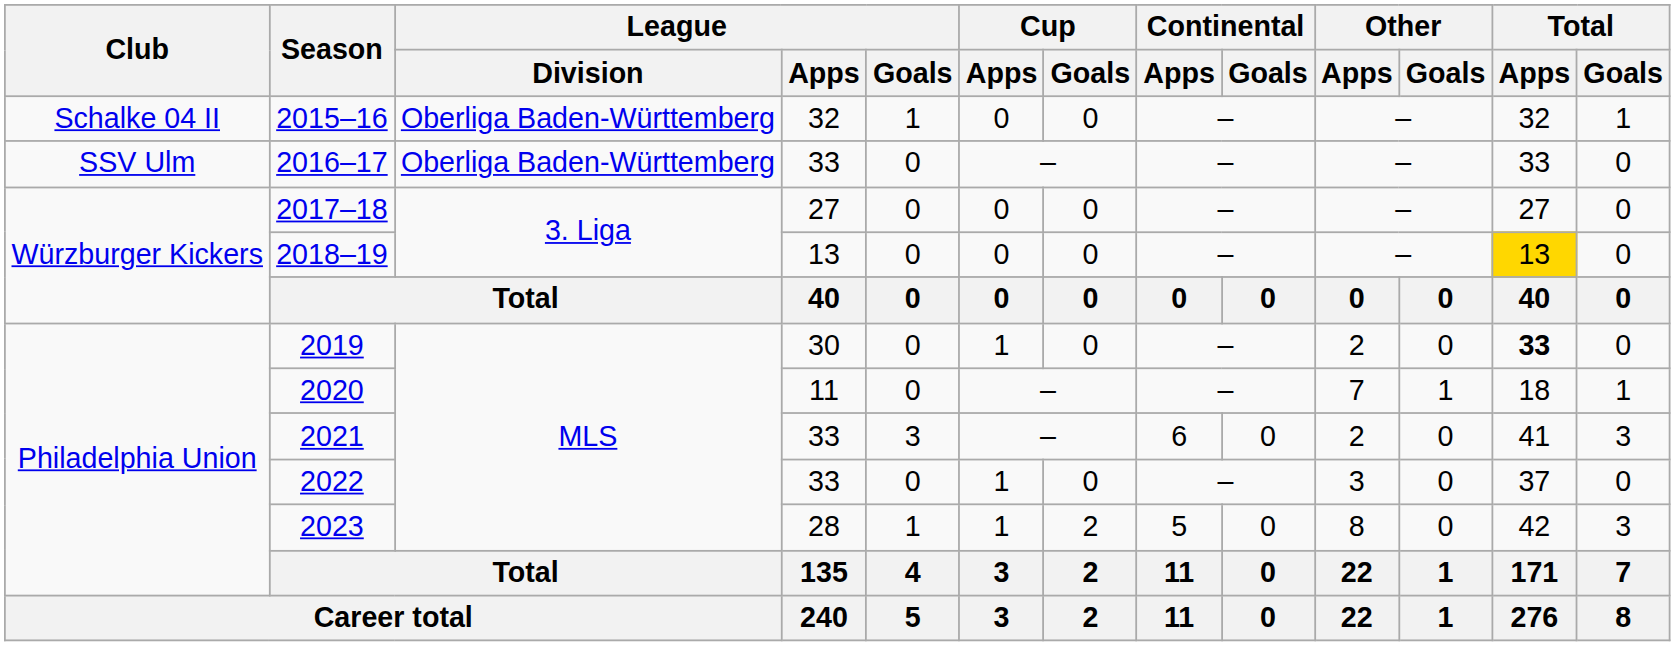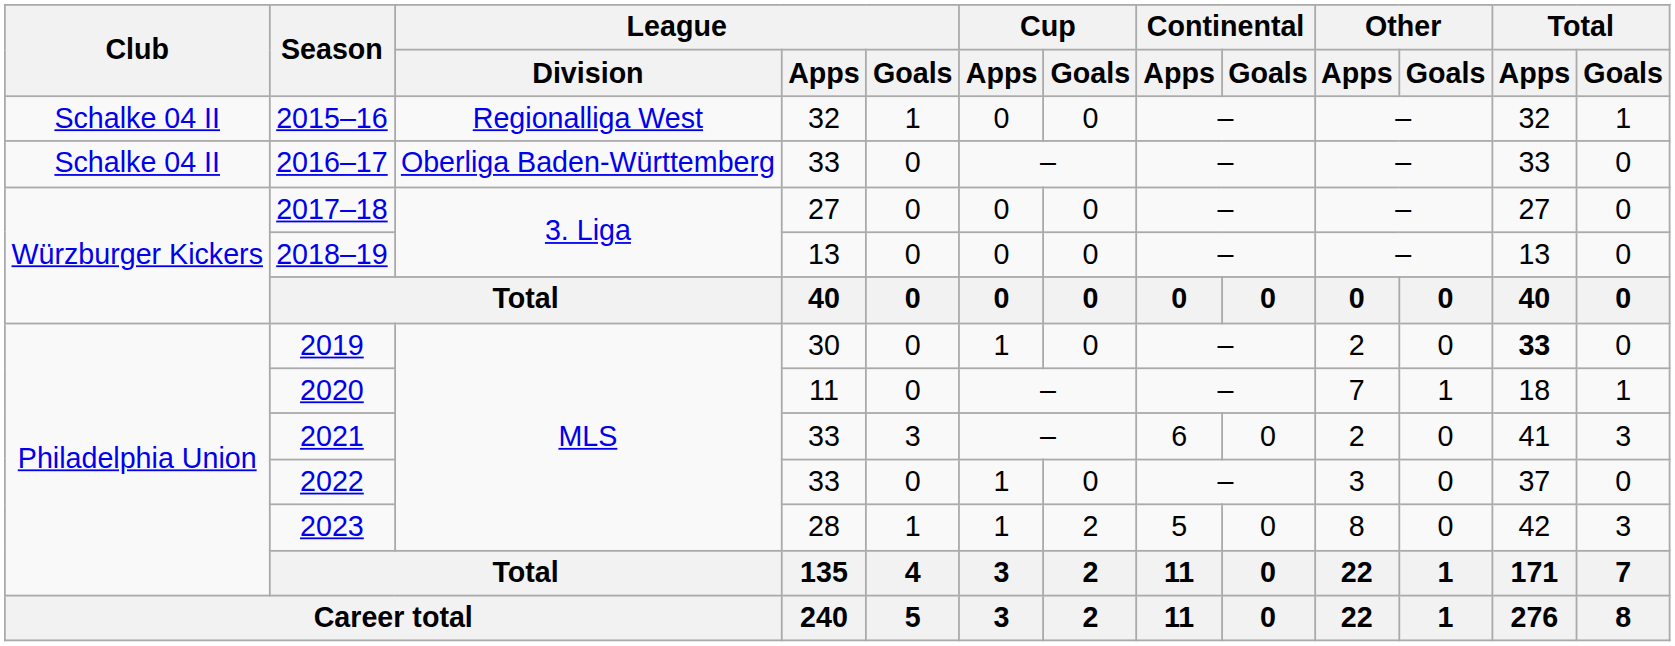(588, 118) Oberliga Baden-Württemberg -> (588, 118) Regionalliga West
(137, 163) SSV Ulm -> (137, 163) Schalke 04 II
(1534, 254) gold background -> (1534, 254) no background
